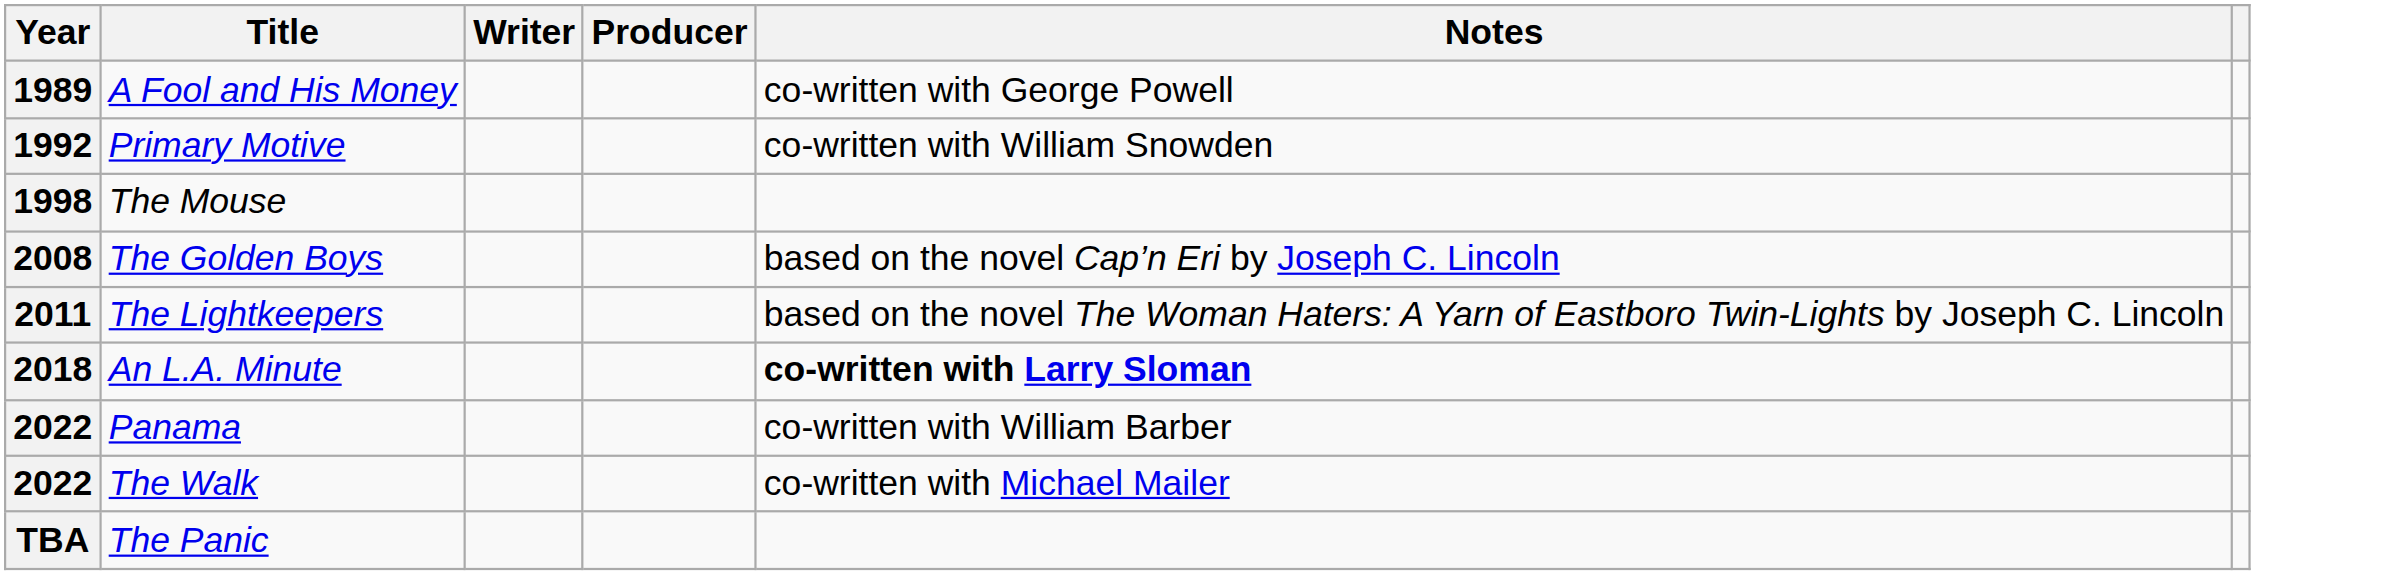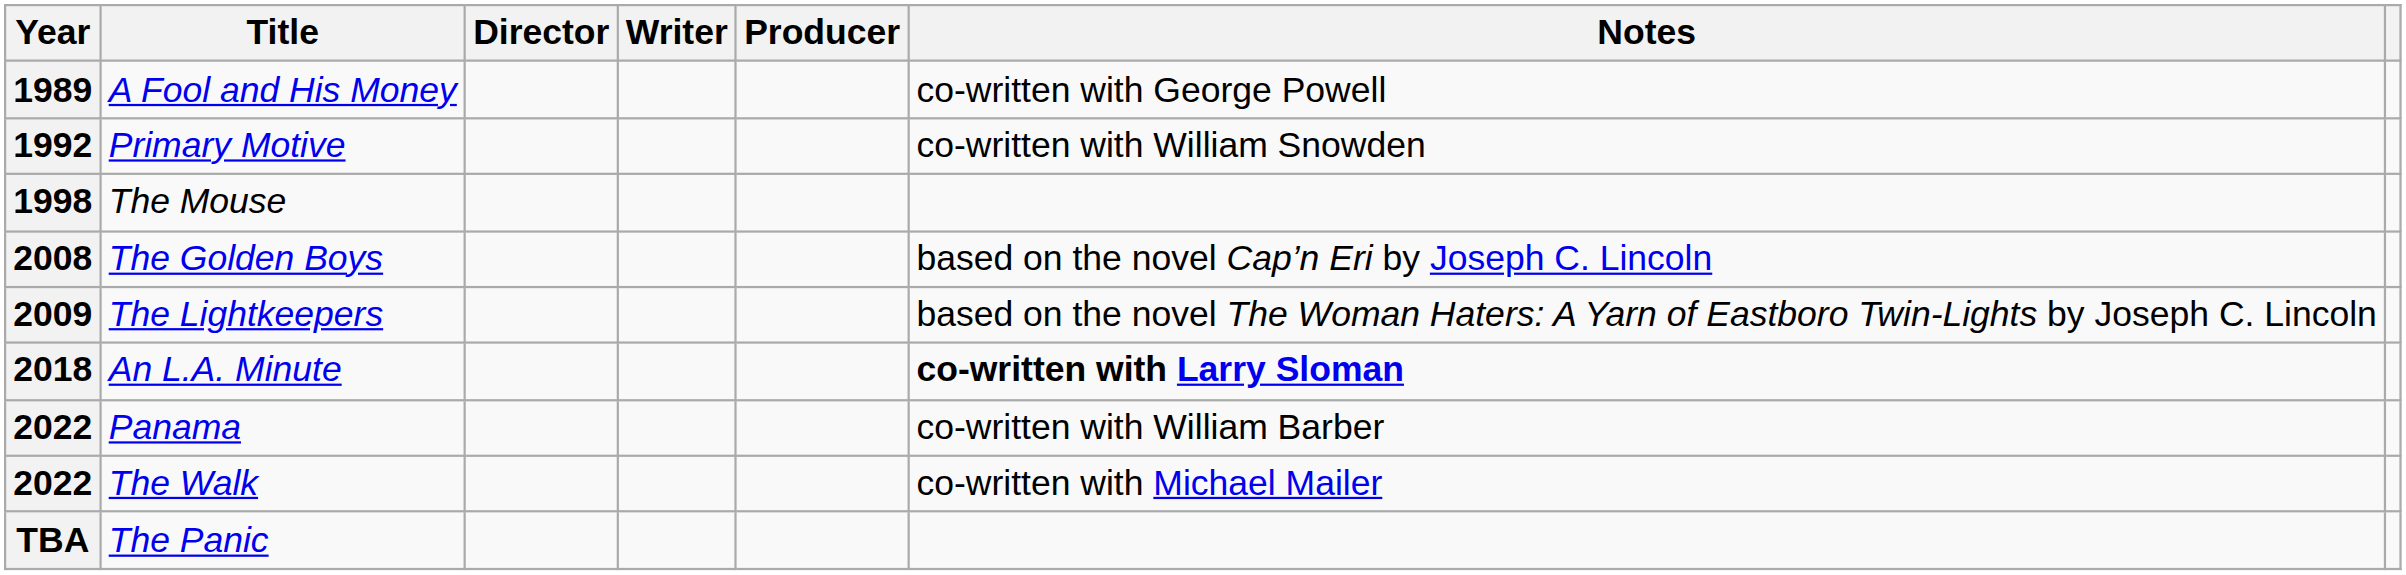+ column: (541, 32)
(53, 314) 2011 -> (53, 314) 2009
